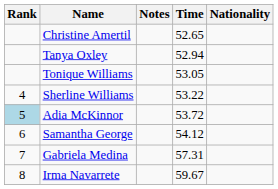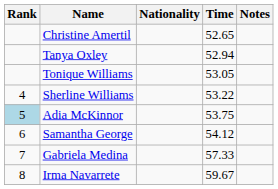columns swapped: (240, 14) <-> (154, 14)
(190, 114) 53.72 -> (220, 114) 53.75
(190, 154) 57.31 -> (220, 154) 57.33
